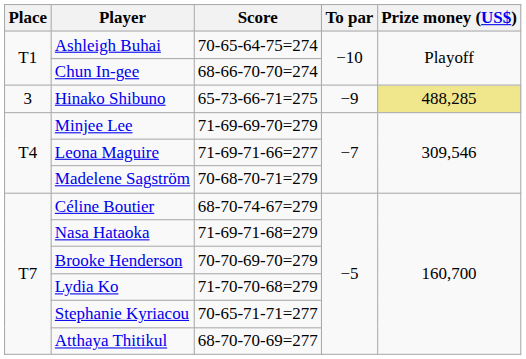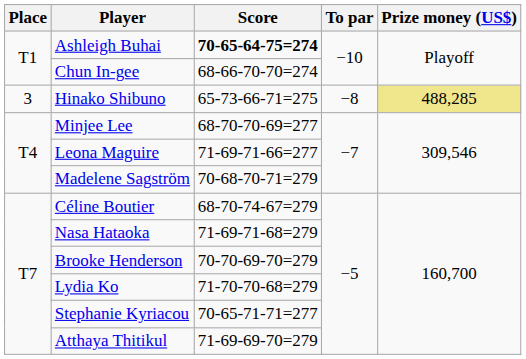(258, 44) normal -> (258, 44) bold
(349, 98) −9 -> (350, 98) −8
(258, 125) 71-69-69-70=279 -> (258, 125) 68-70-70-69=277
(258, 340) 68-70-70-69=277 -> (258, 340) 71-69-69-70=279
